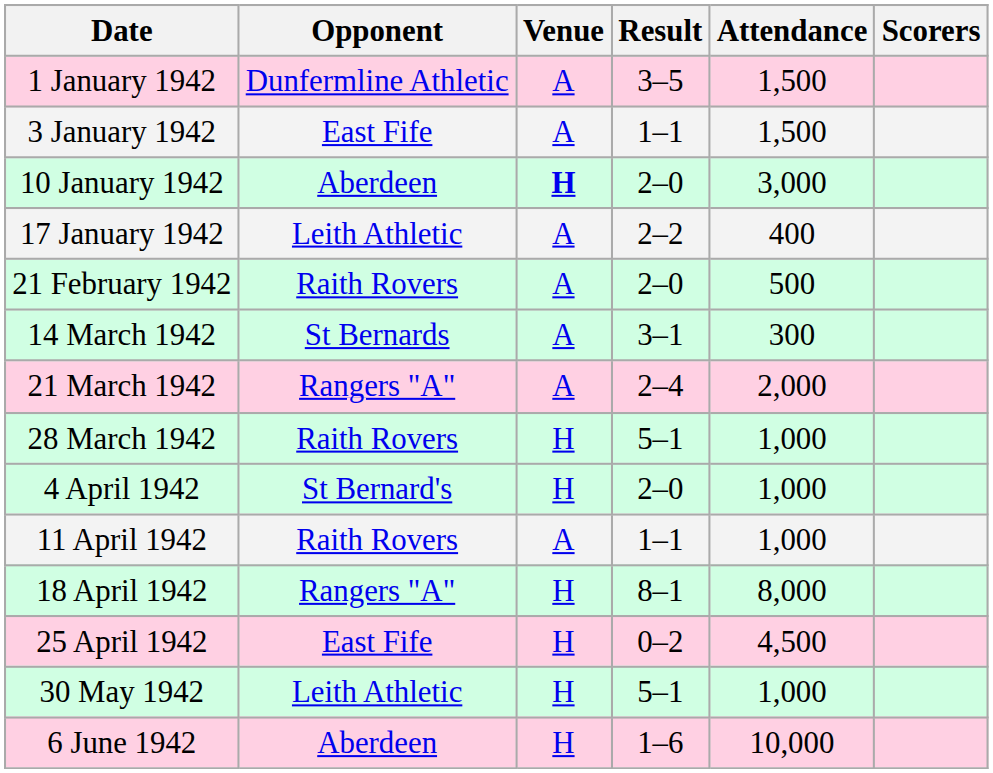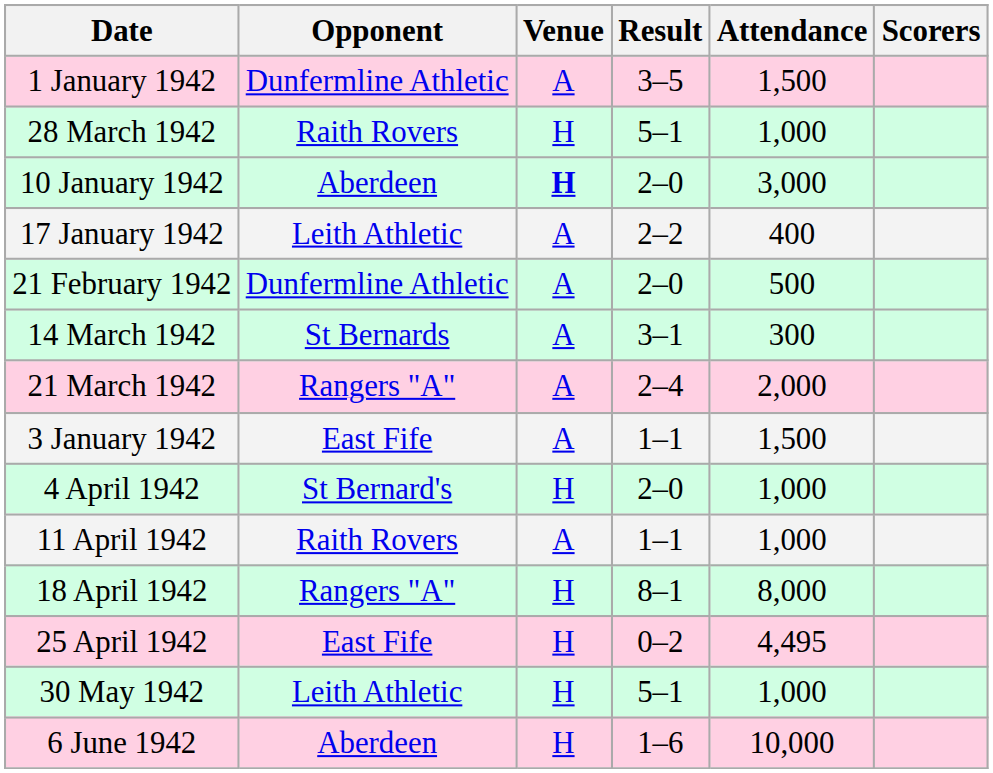rows swapped: (122, 131) <-> (122, 437)
(377, 284) Raith Rovers -> (377, 284) Dunfermline Athletic
(792, 640) 4,500 -> (792, 640) 4,495
